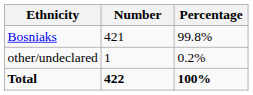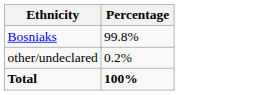- column: (138, 15)
